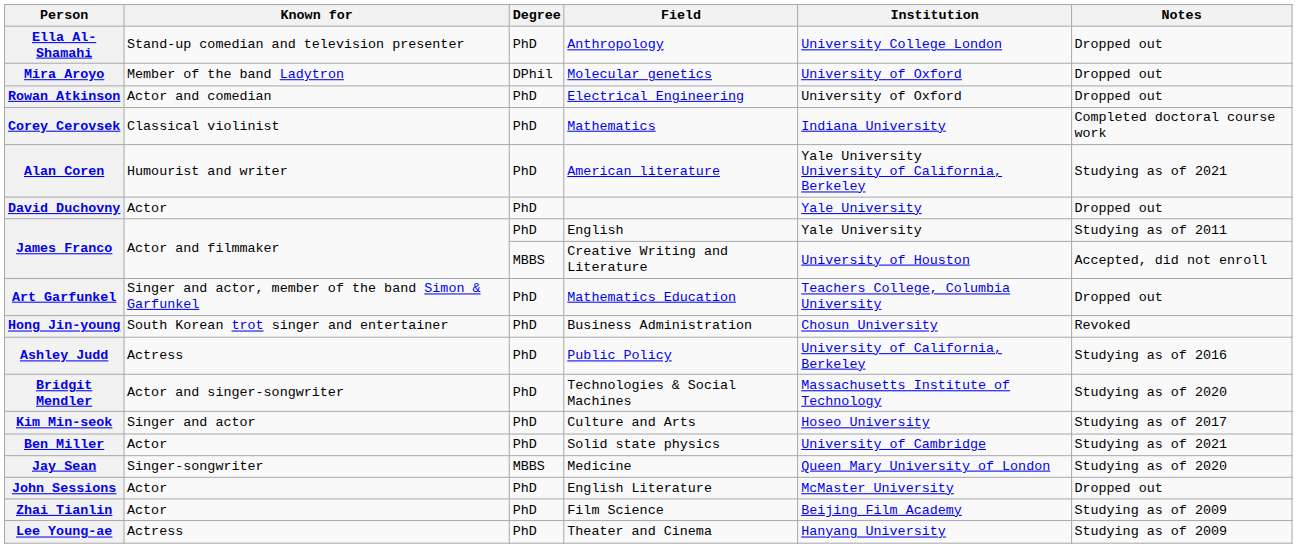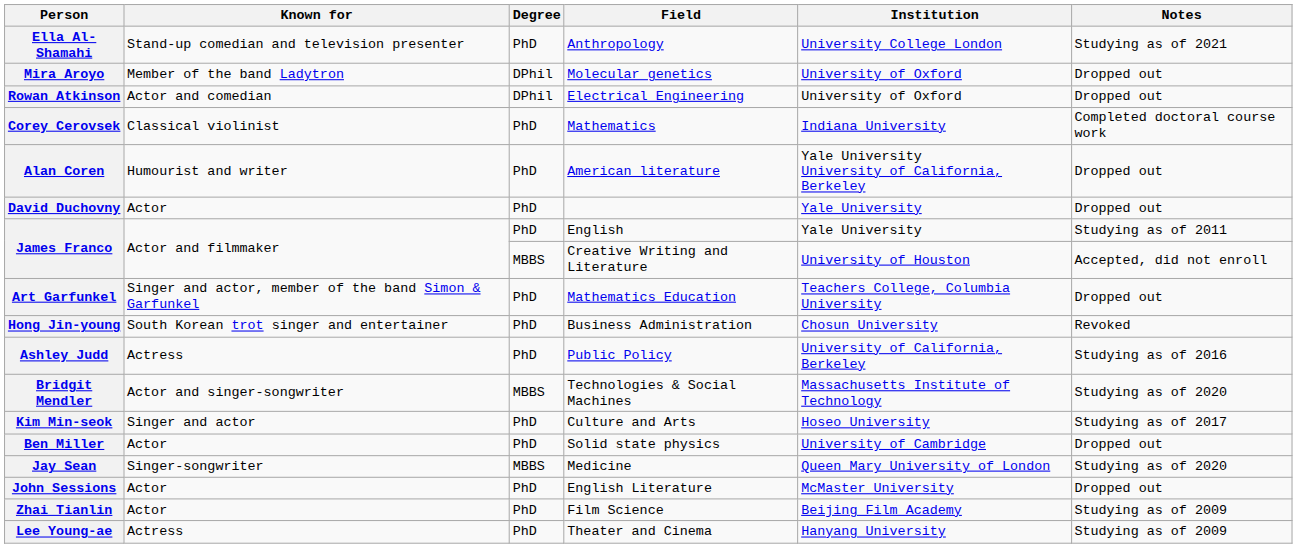(1119, 45) Dropped out -> (1151, 45) Studying as of 2021
(525, 96) PhD -> (533, 96) DPhil
(1151, 171) Studying as of 2021 -> (1119, 171) Dropped out
(525, 393) PhD -> (529, 393) MBBS
(1151, 445) Studying as of 2021 -> (1119, 445) Dropped out
